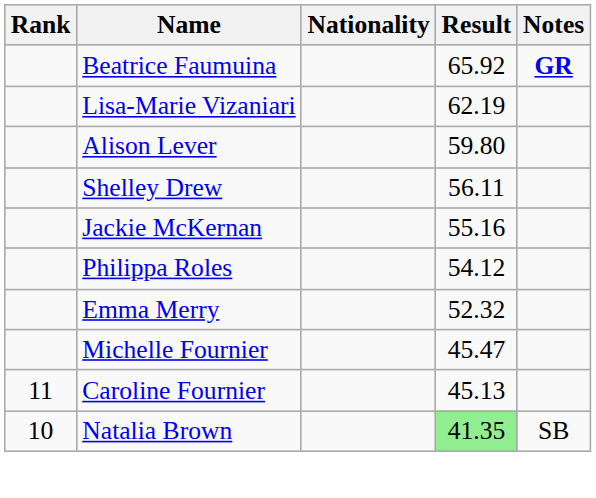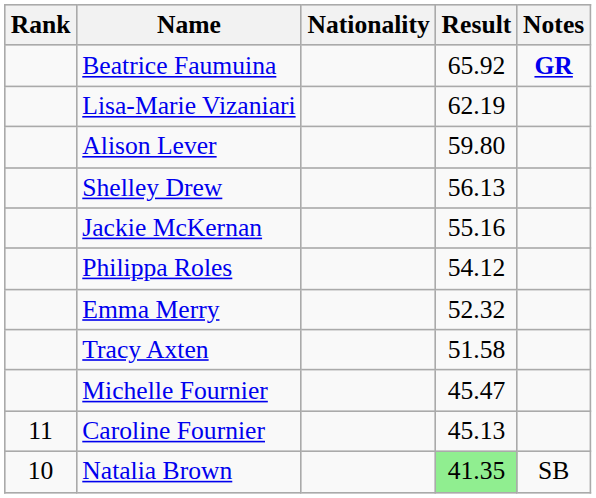(476, 187) 56.11 -> (476, 187) 56.13
+ row: (145, 349)
